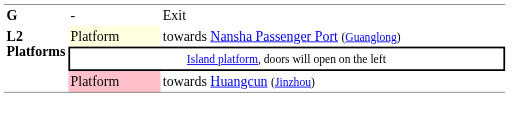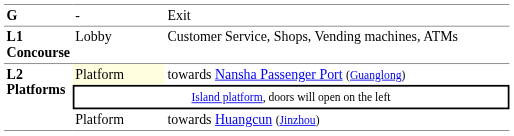+ row: (313, 37)
(95, 81) pink background -> (100, 119) no background
